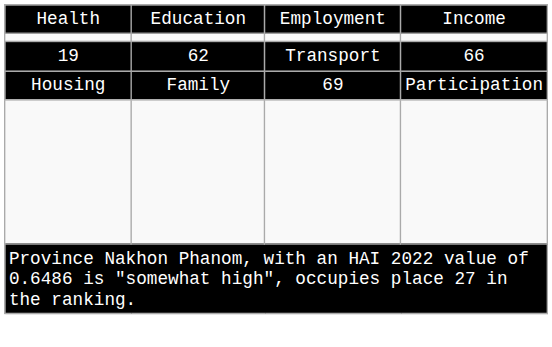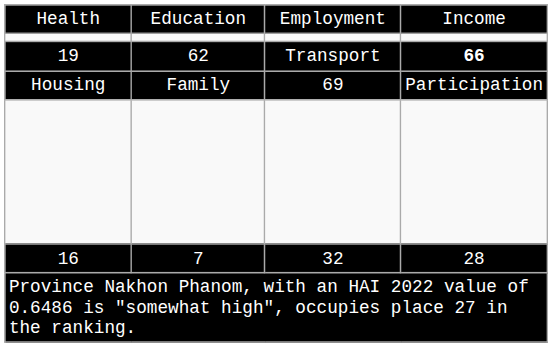(474, 56) normal -> (474, 56) bold
+ row: (68, 258)
